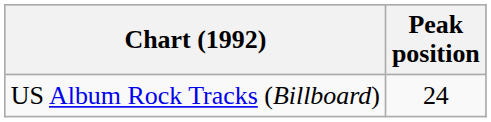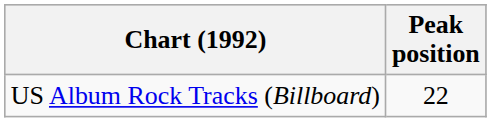(436, 95) 24 -> (436, 95) 22
